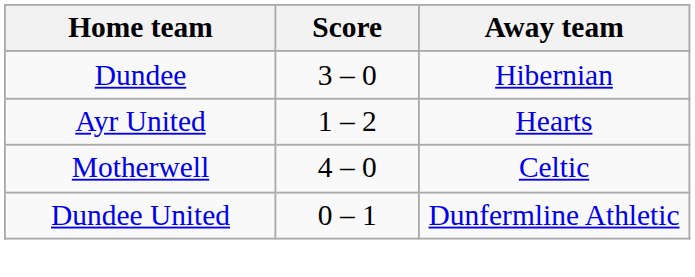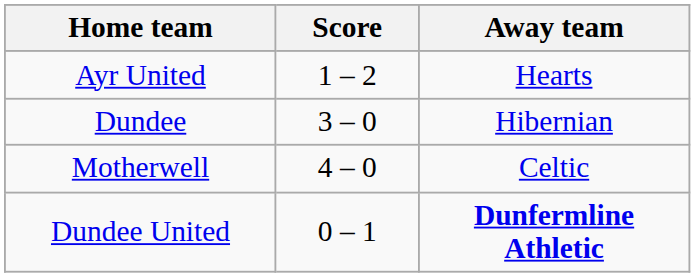rows swapped: (140, 74) <-> (141, 121)
(554, 214) normal -> (554, 231) bold
